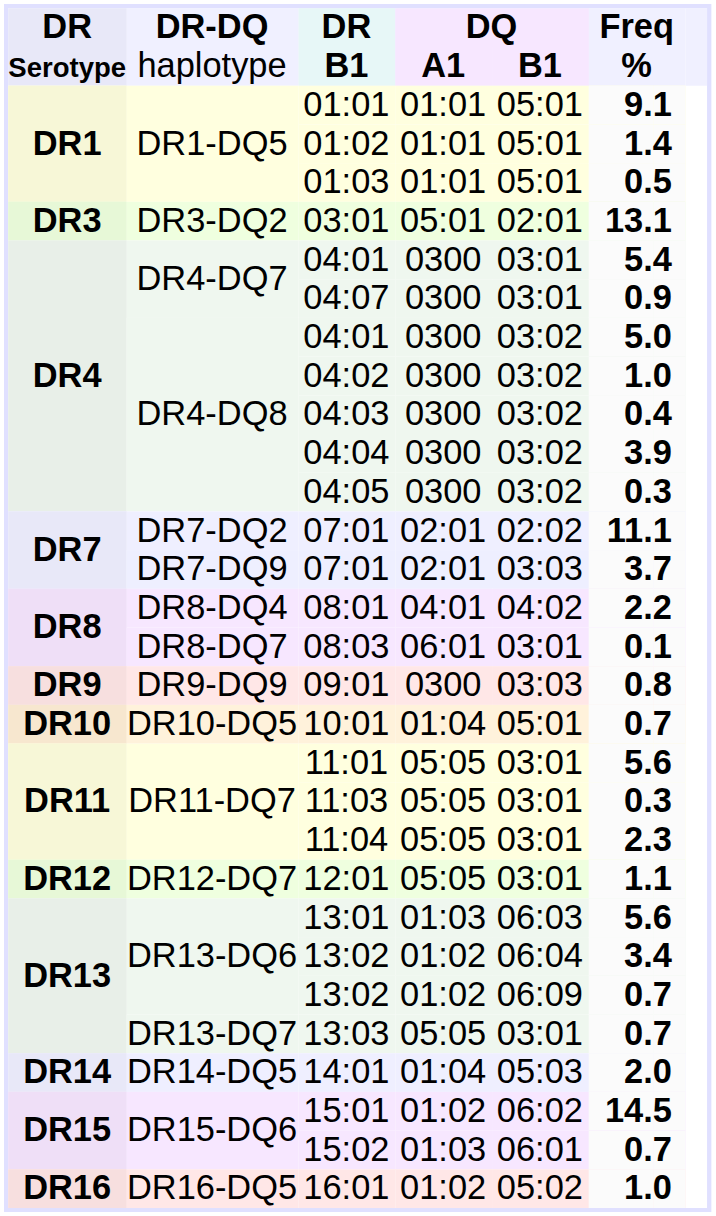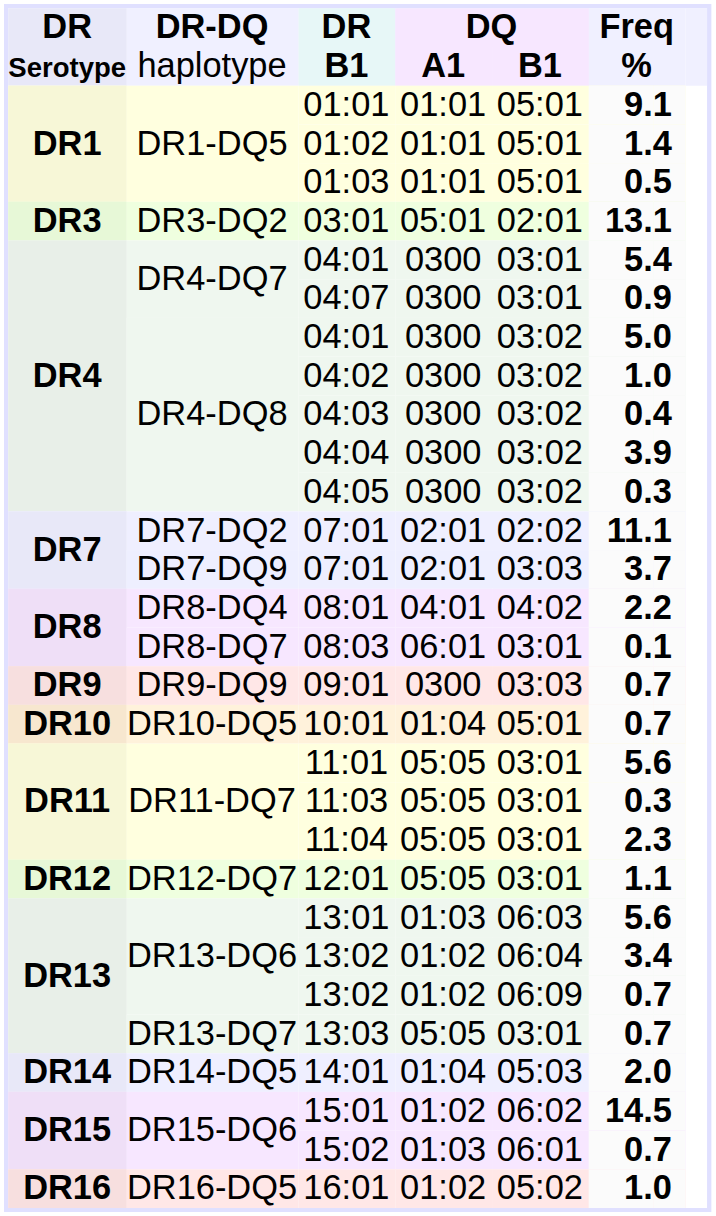(662, 684) 8 -> (662, 684) 7
